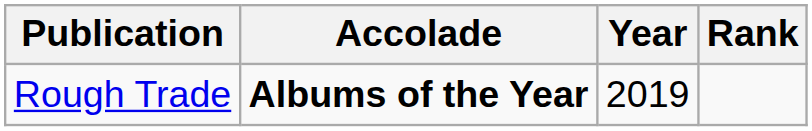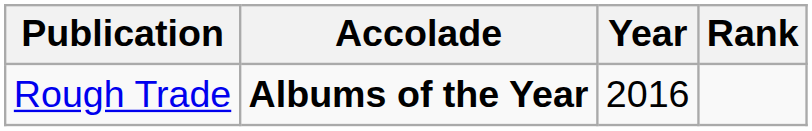(648, 93) 2019 -> (648, 93) 2016
